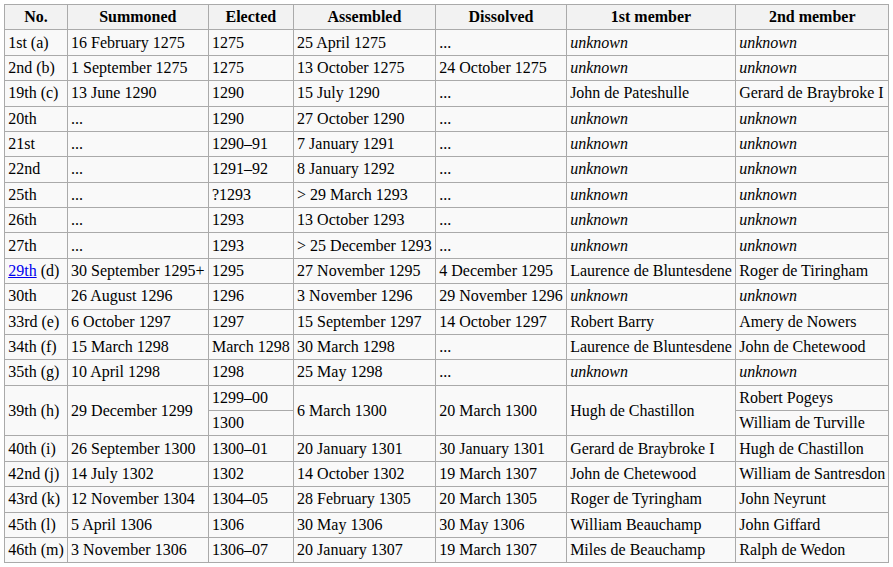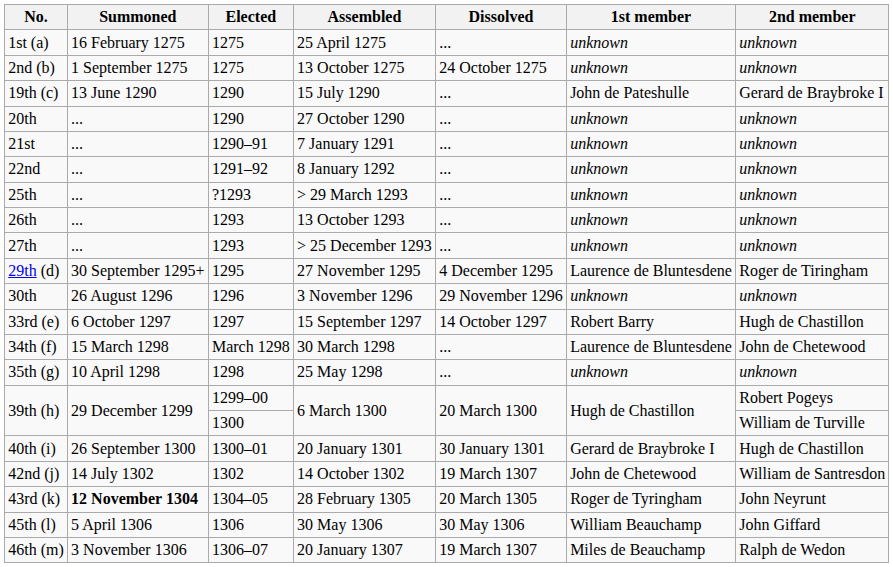(798, 321) Amery de Nowers -> (801, 321) Hugh de Chastillon
(133, 499) normal -> (135, 499) bold
